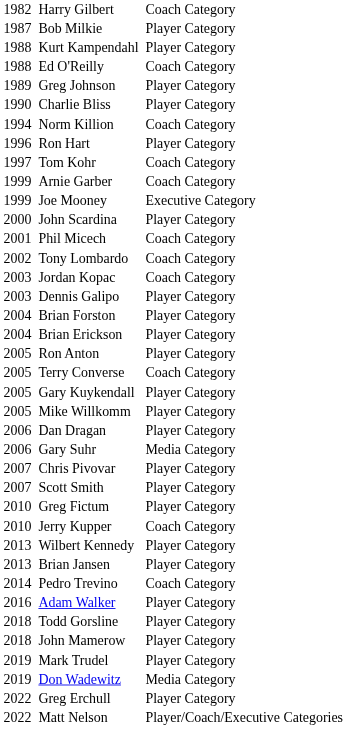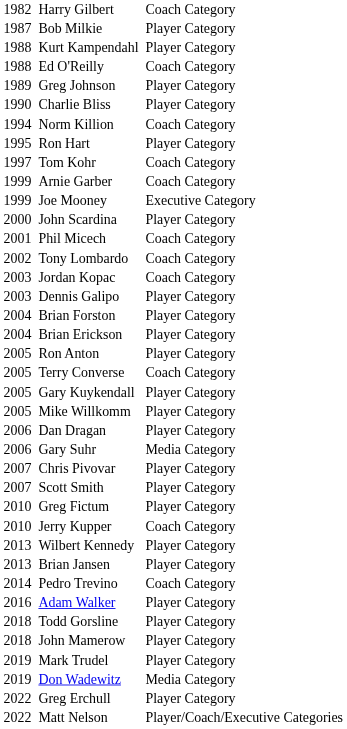(18, 143) 1996 -> (18, 143) 1995
